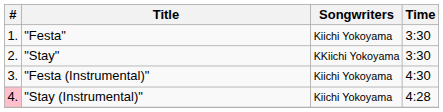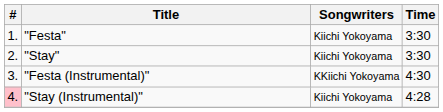(357, 56) KKiichi Yokoyama -> (353, 56) Kiichi Yokoyama
(353, 77) Kiichi Yokoyama -> (357, 77) KKiichi Yokoyama
